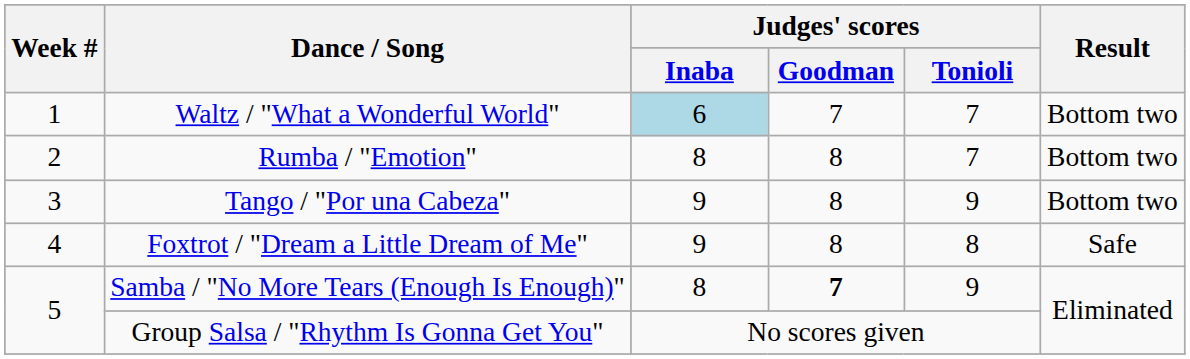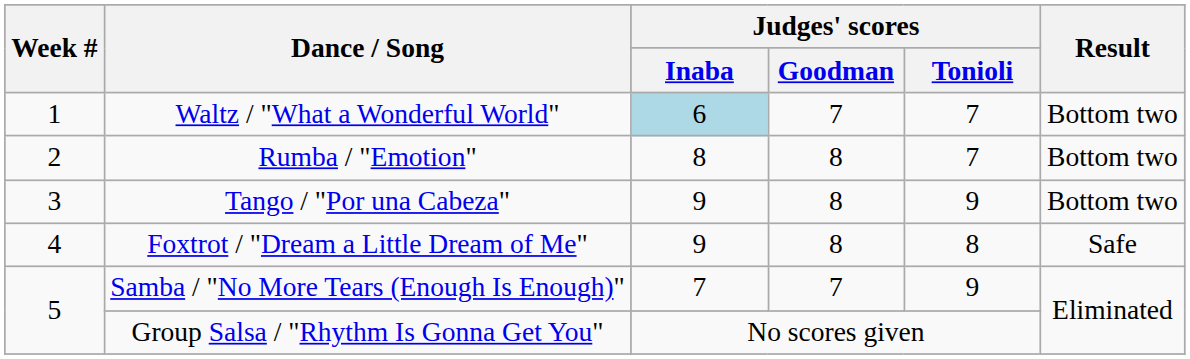(699, 288) 8 -> (699, 288) 7
(836, 288) bold -> (836, 288) normal
